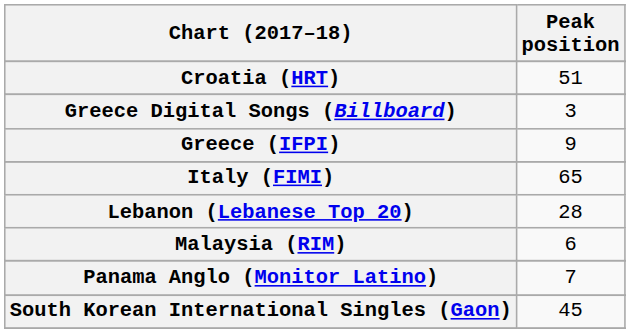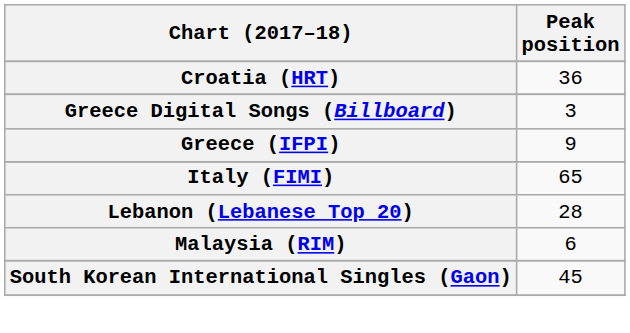(571, 78) 51 -> (571, 78) 36
- row: (261, 278)
